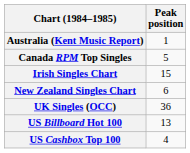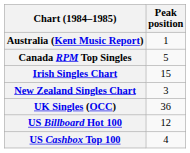(166, 90) 6 -> (166, 90) 3
(166, 123) 13 -> (166, 123) 12
